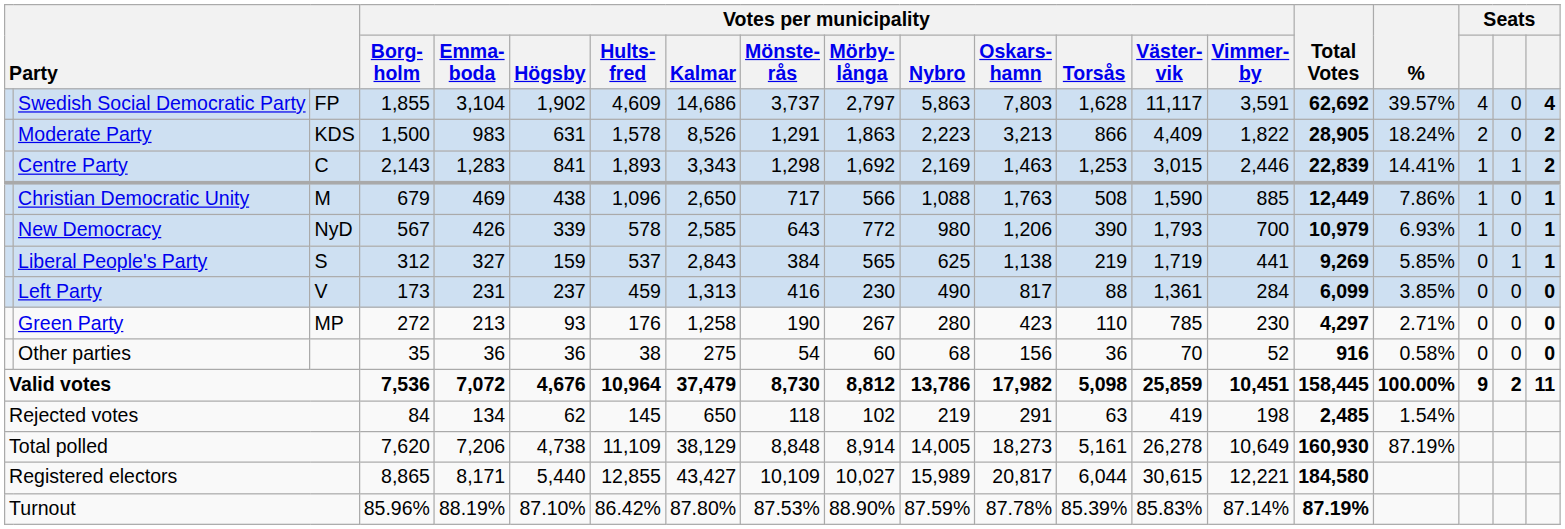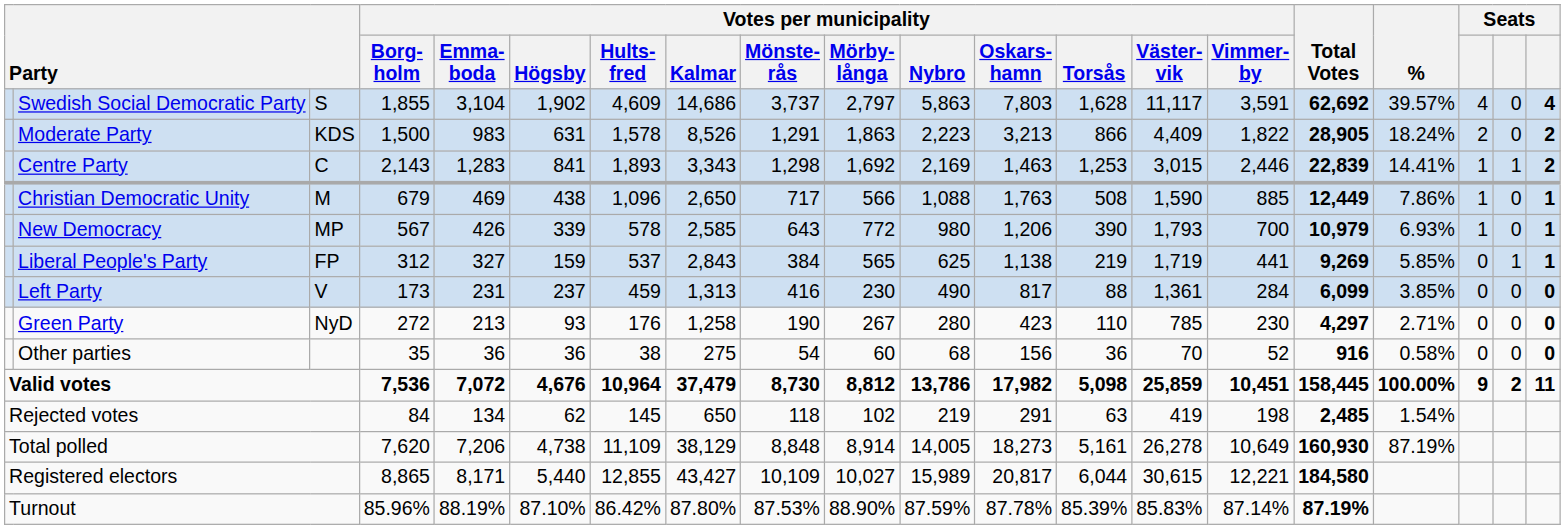(327, 103) FP -> (321, 103) S
(334, 230) NyD -> (329, 230) MP
(321, 261) S -> (327, 261) FP
(329, 322) MP -> (334, 322) NyD
